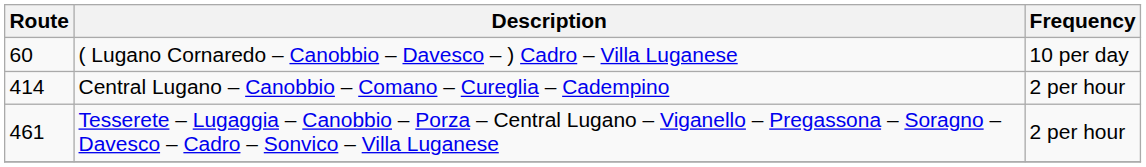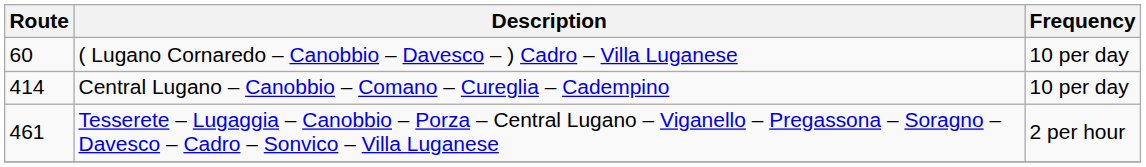(1077, 87) 2 per hour -> (1079, 87) 10 per day
